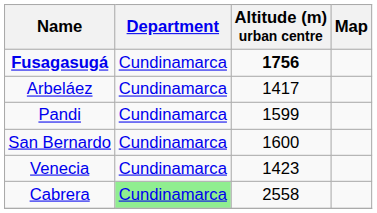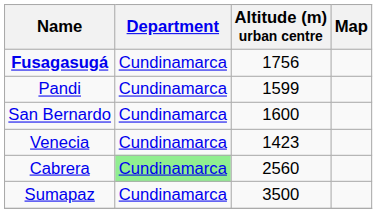(281, 62) bold -> (281, 62) normal
- row: (60, 89)
(281, 194) 2558 -> (281, 168) 2560
+ row: (60, 194)
